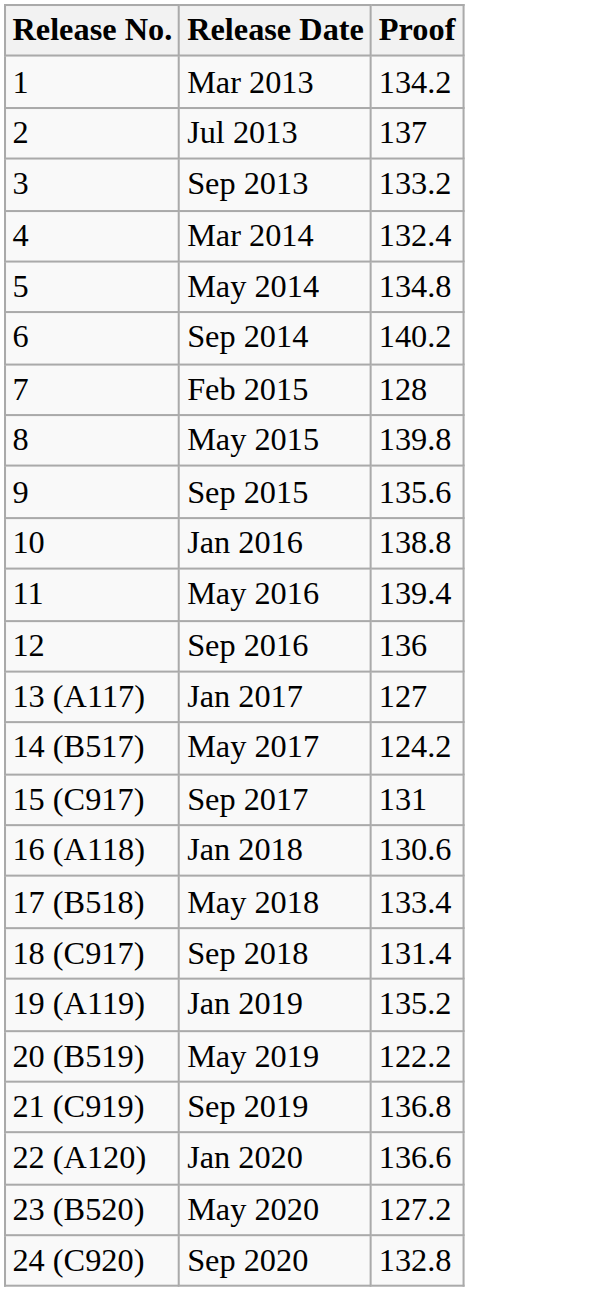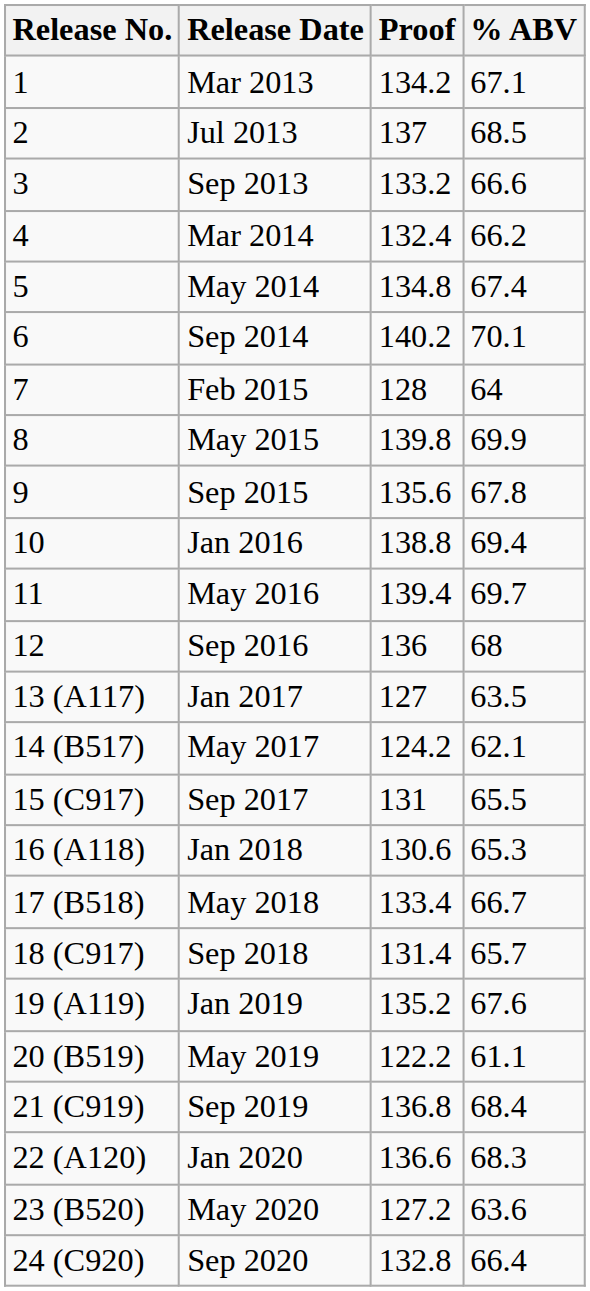+ column: (524, 30)
